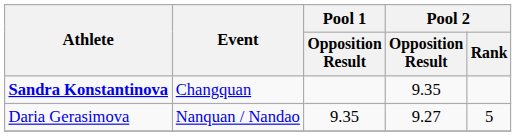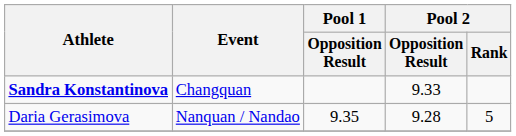(426, 90) 9.35 -> (426, 90) 9.33
(426, 117) 9.27 -> (426, 117) 9.28
